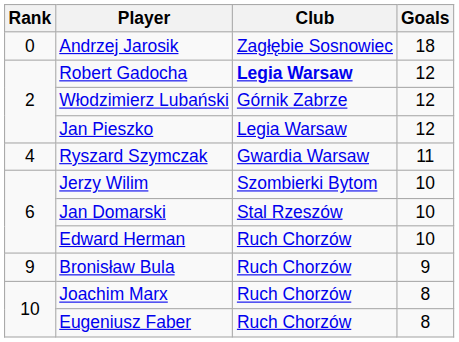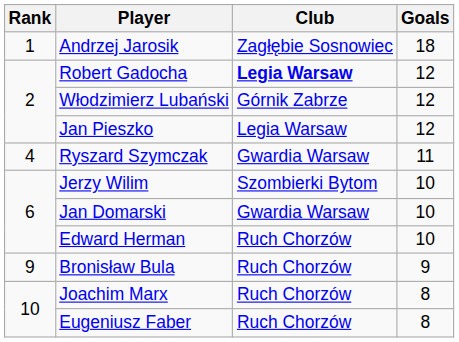(30, 45) 0 -> (30, 45) 1
(290, 211) Stal Rzeszów -> (303, 211) Gwardia Warsaw
